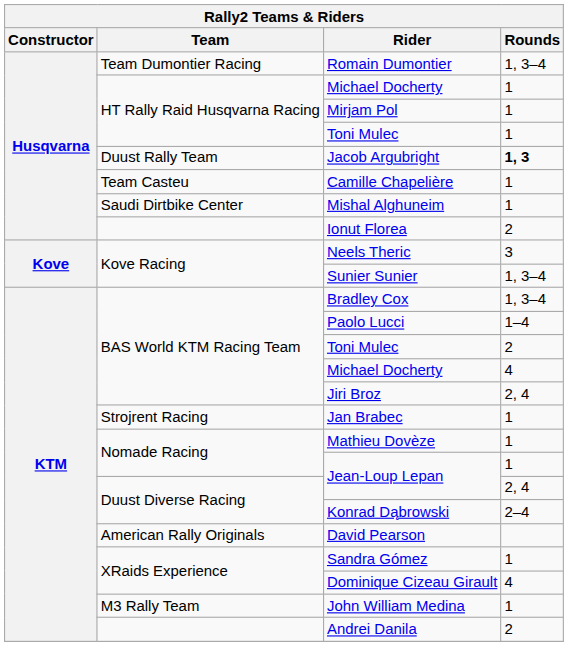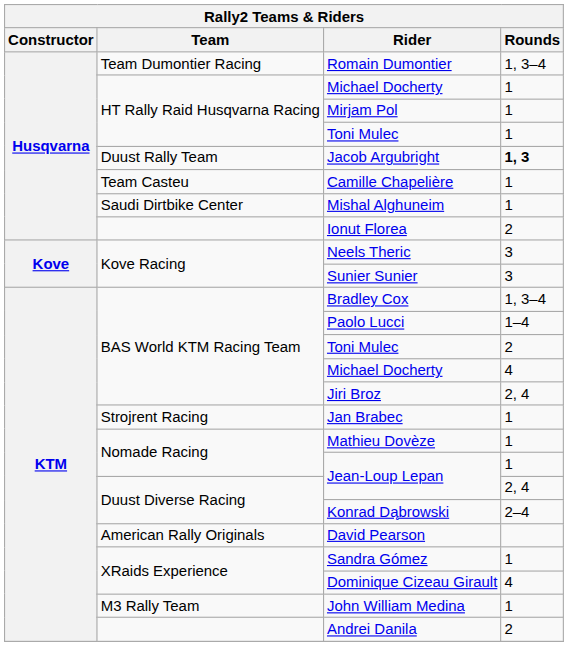(525, 275) 1, 3–4 -> (509, 275) 3
